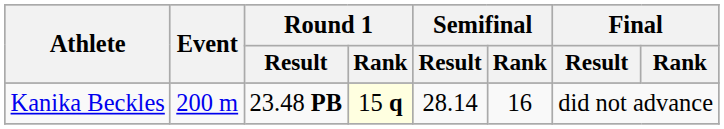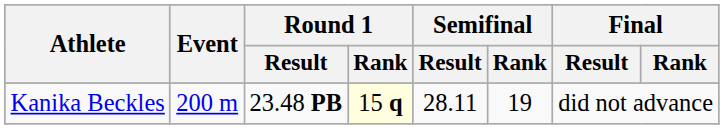(450, 103) 28.14 -> (450, 103) 28.11
(520, 103) 16 -> (520, 103) 19
